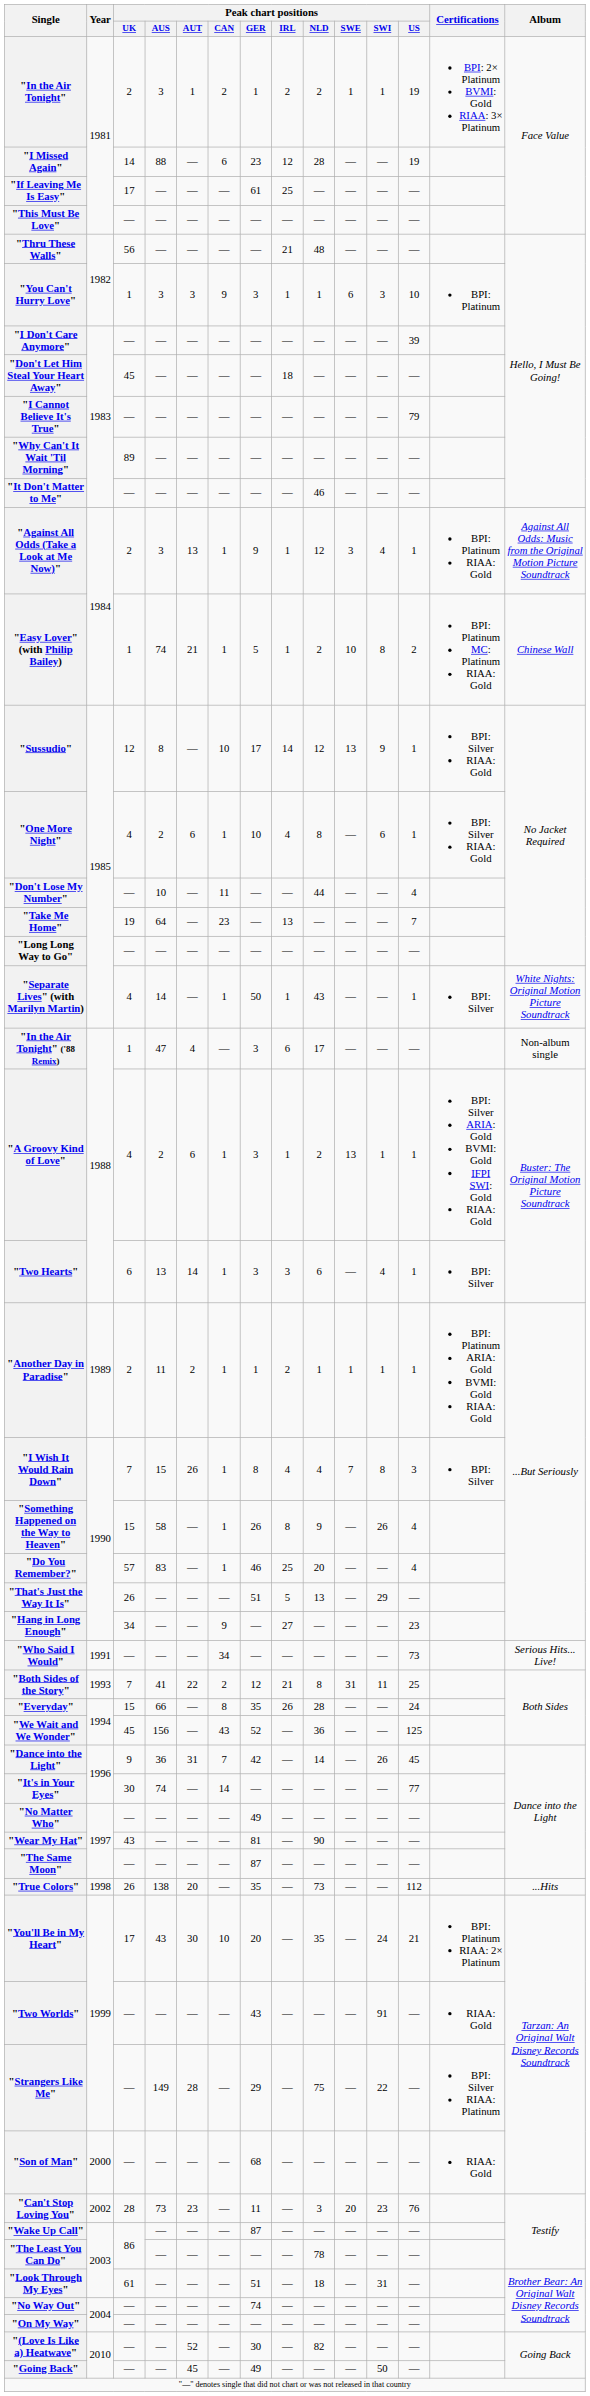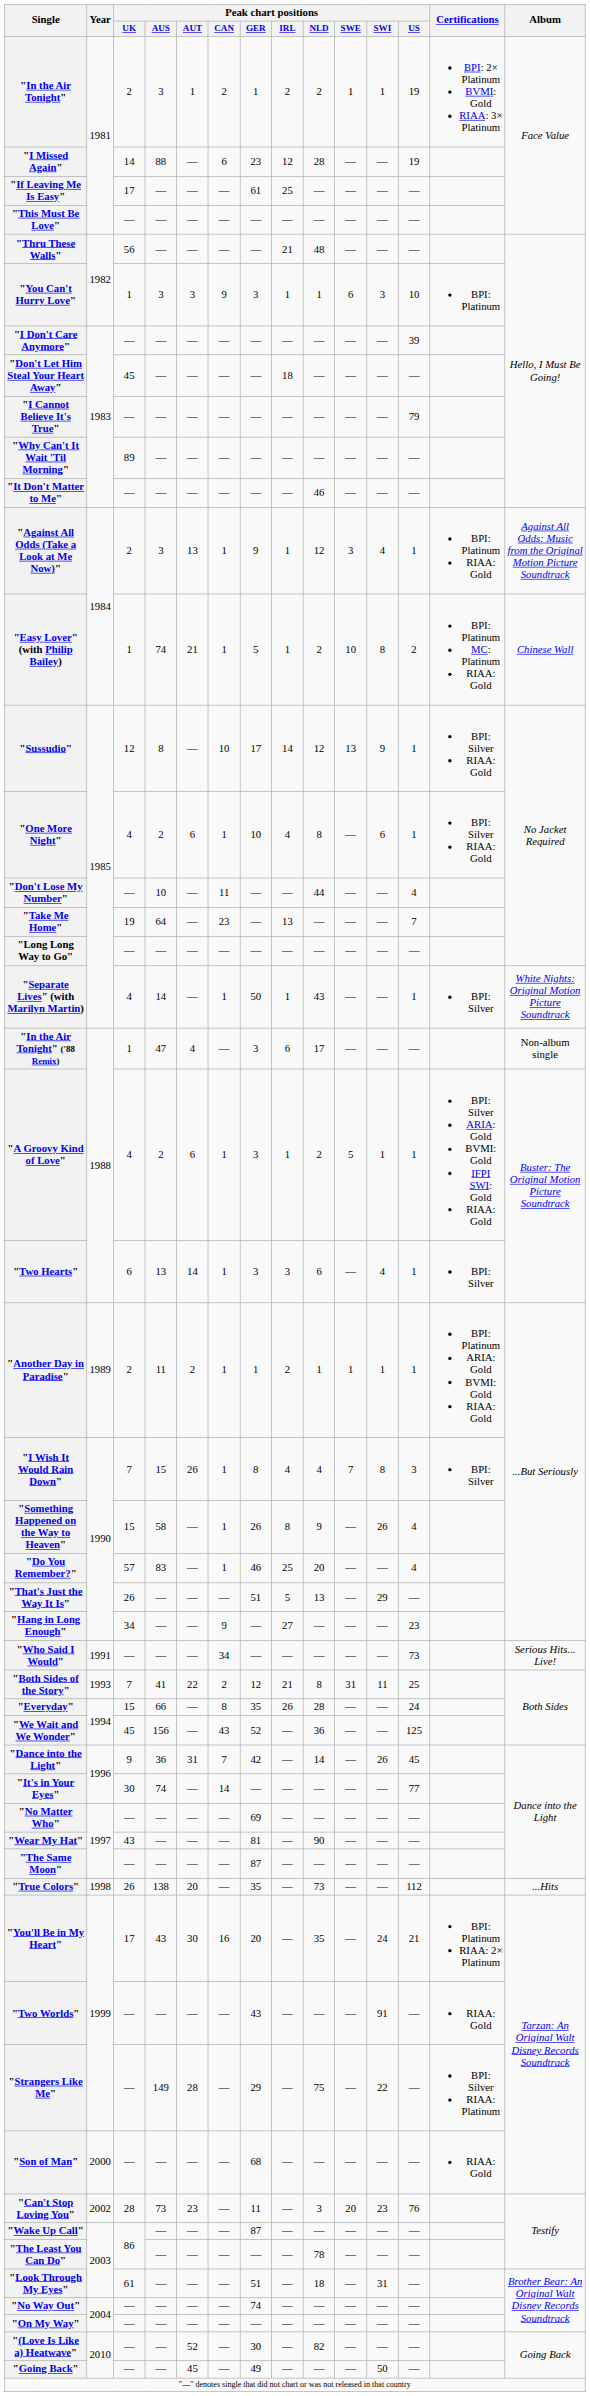(351, 1154) 13 -> (351, 1154) 5
(256, 1817) 49 -> (256, 1817) 69
(224, 1938) 10 -> (224, 1938) 16
